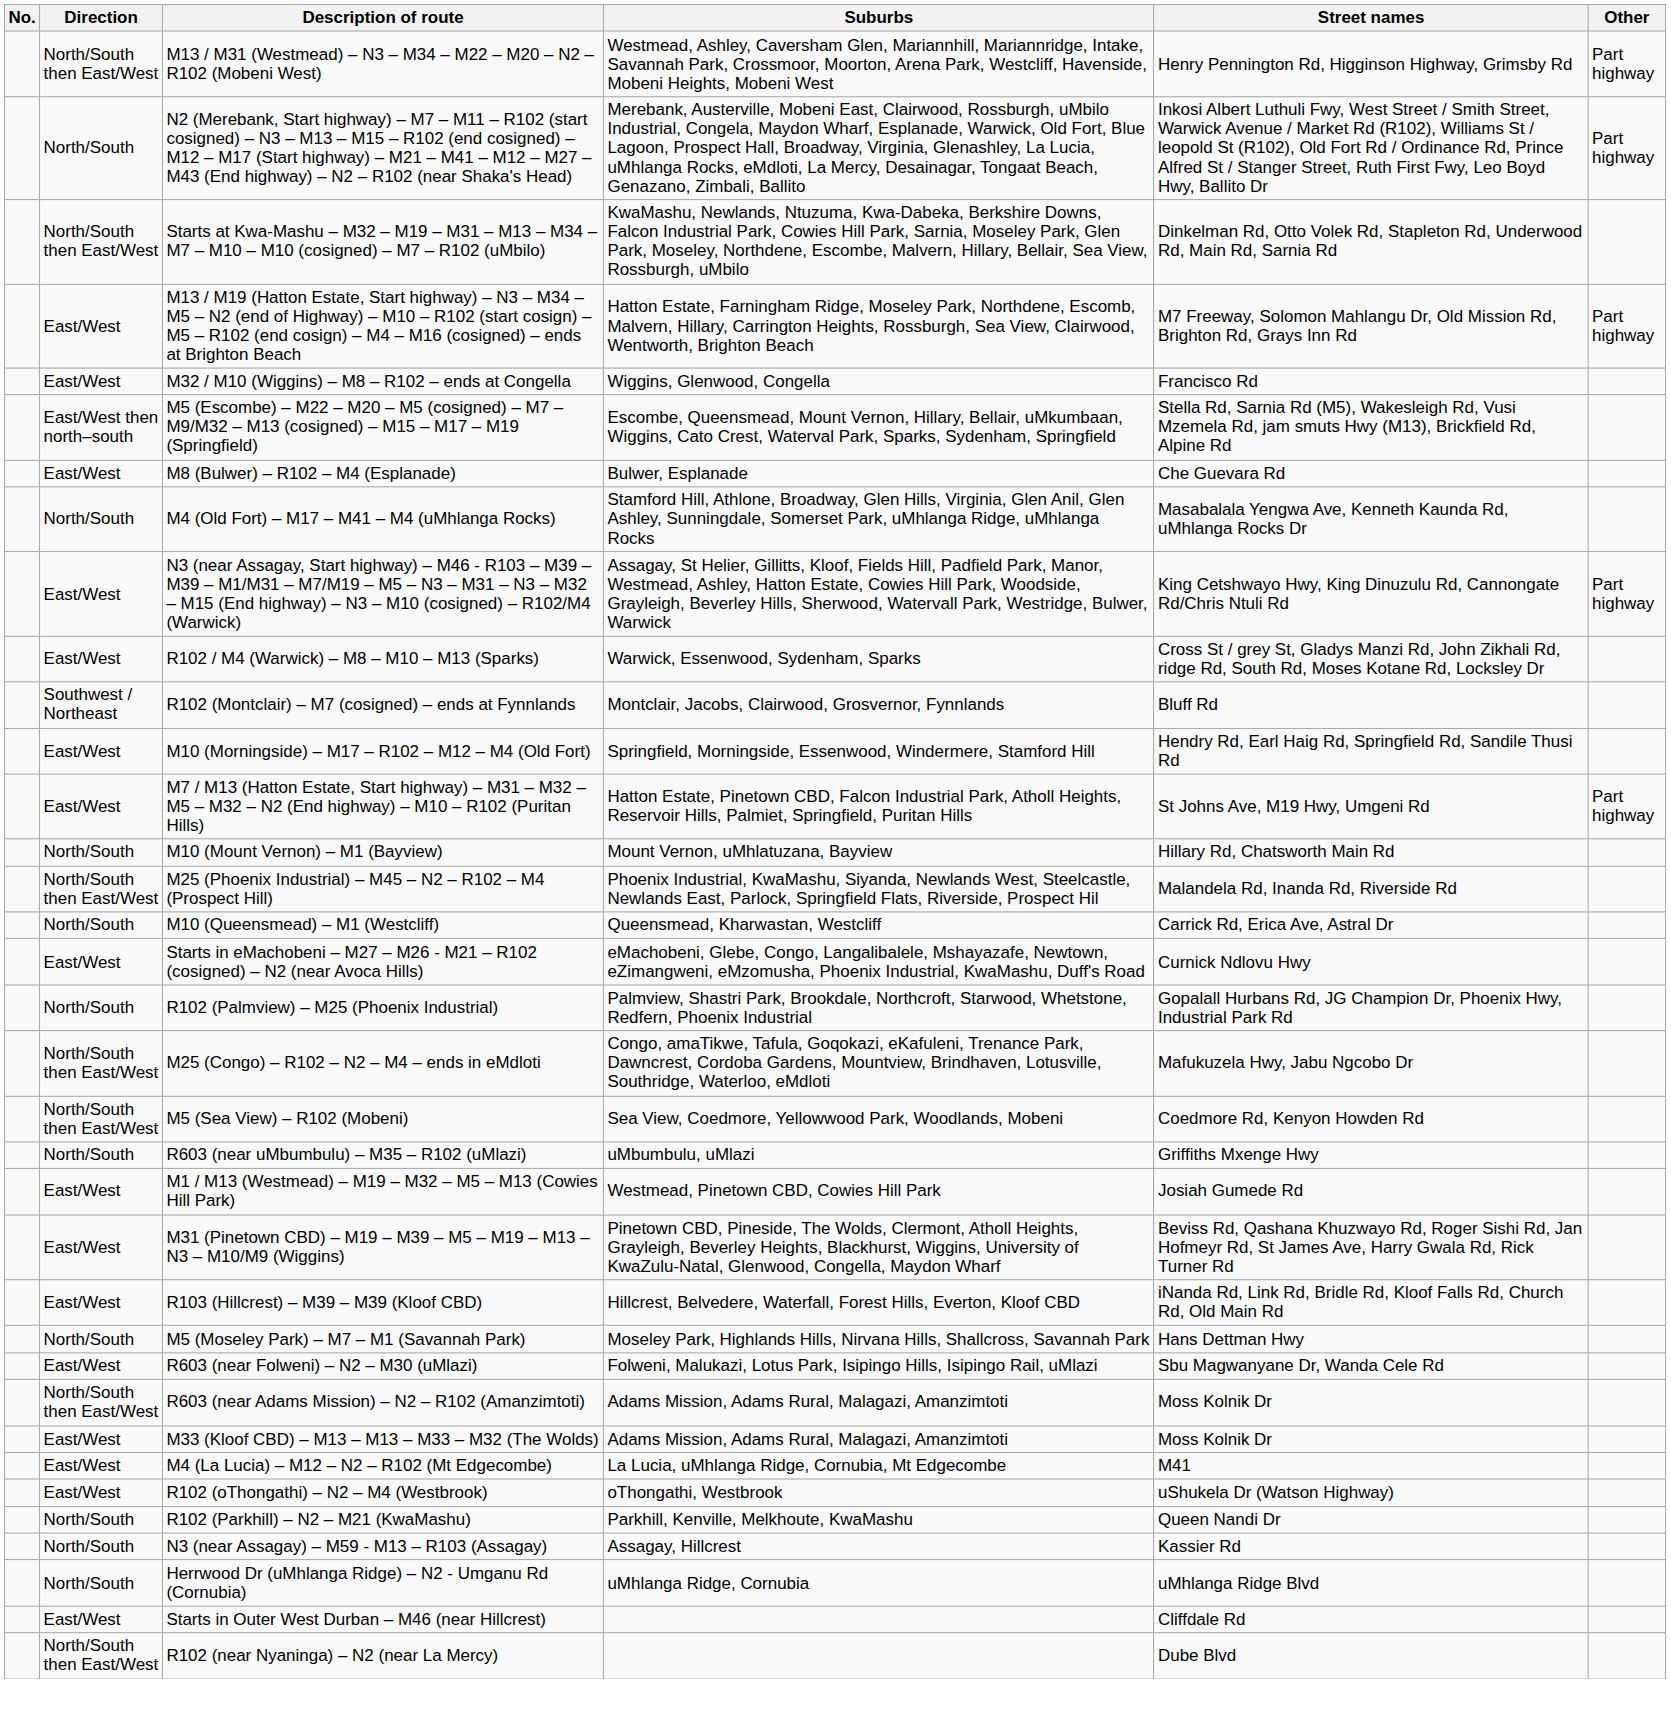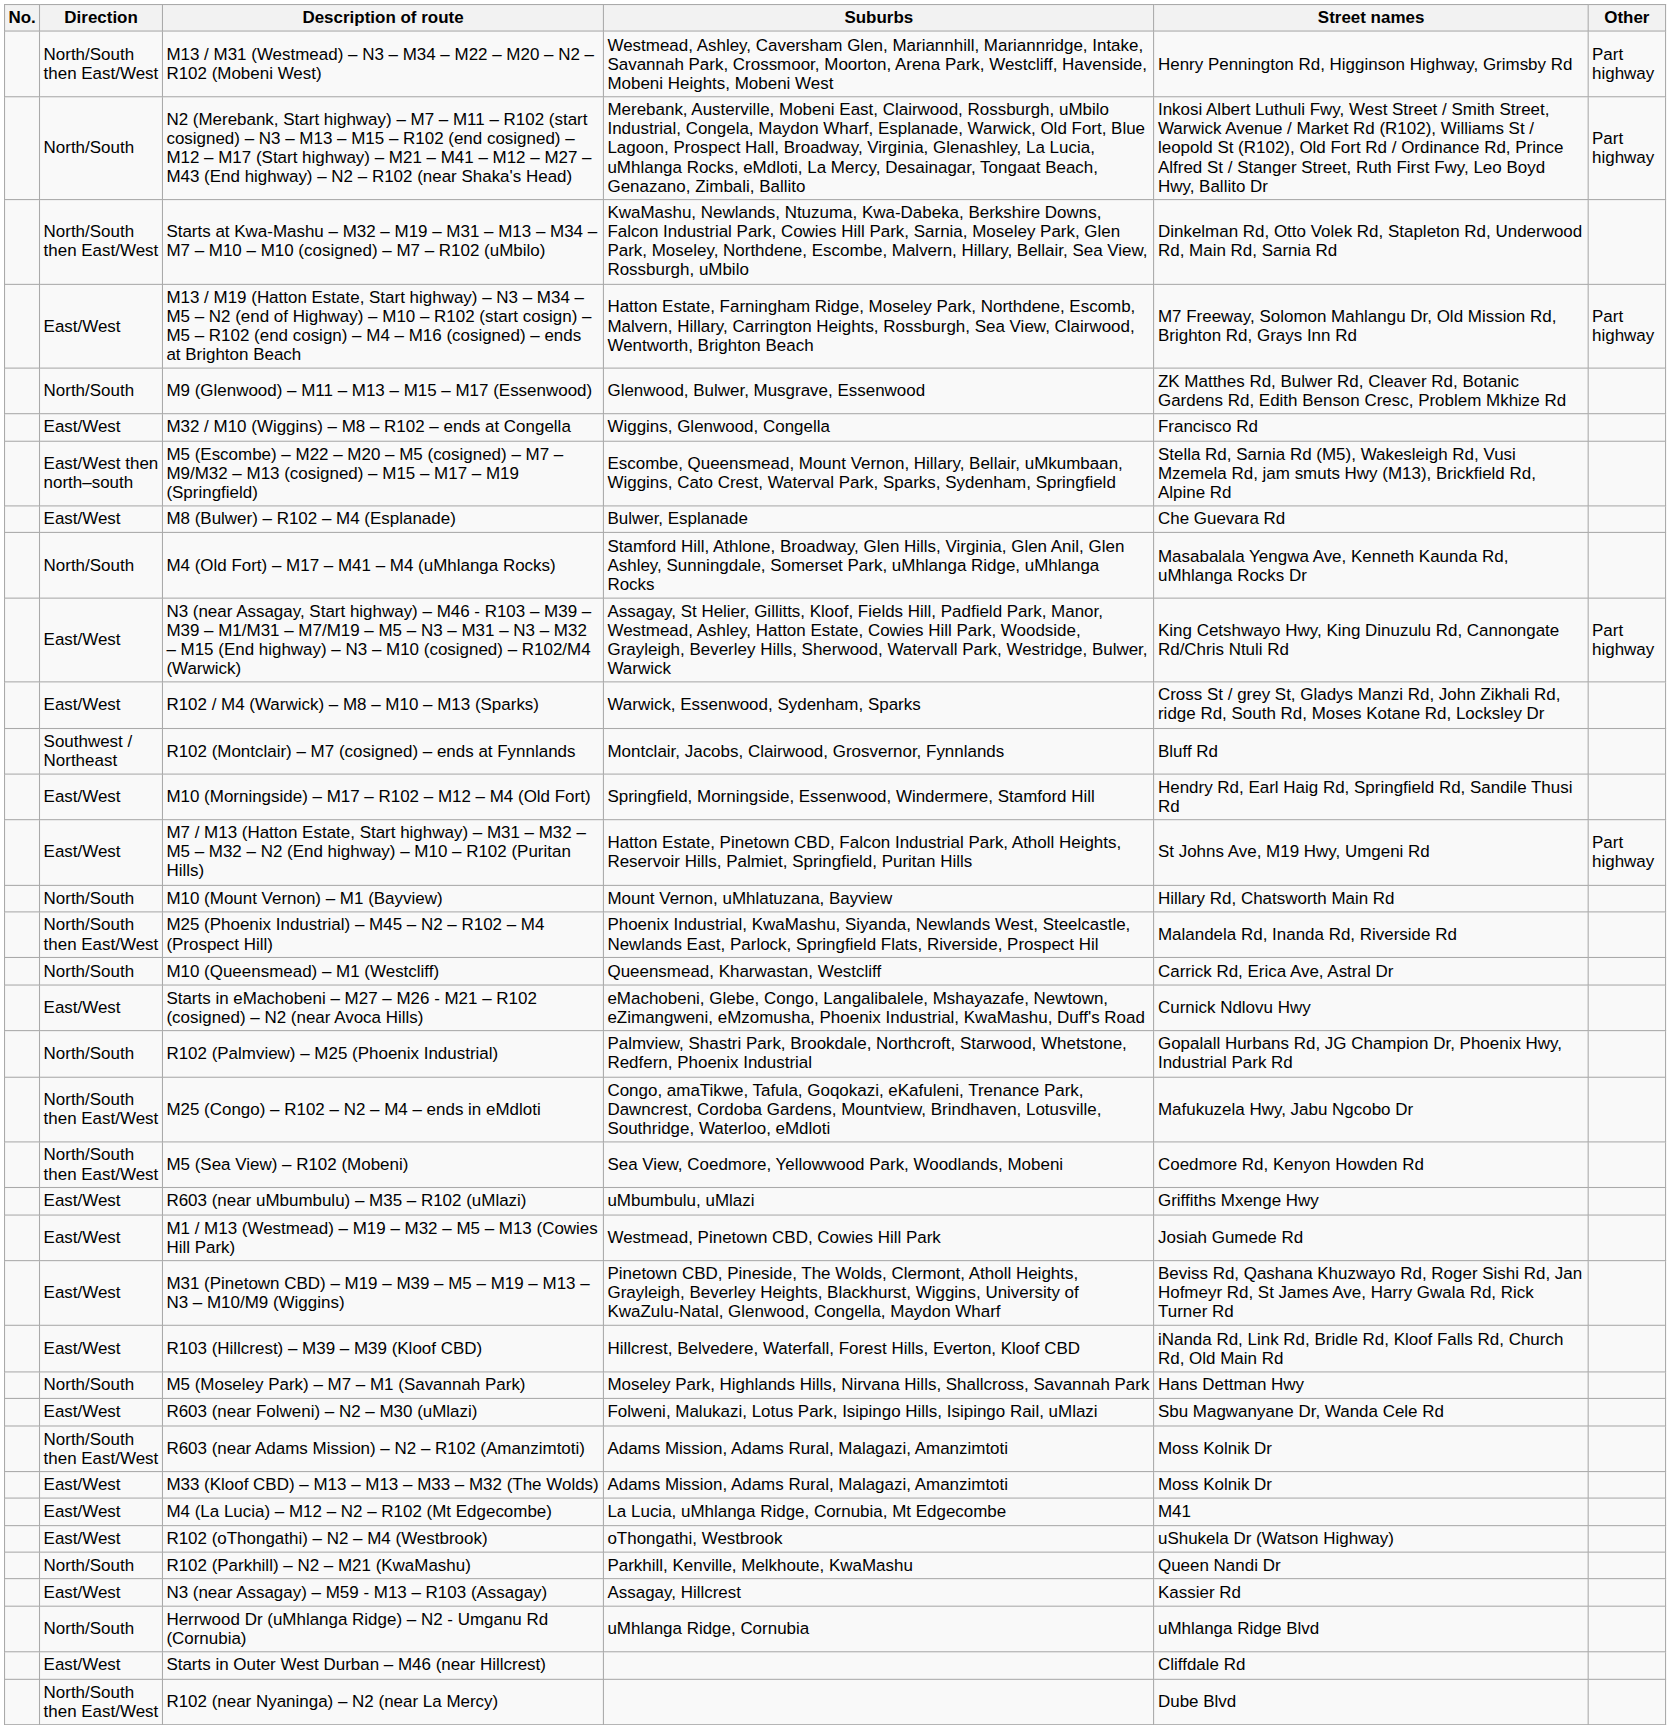+ row: (379, 390)
(89, 1155) North/South -> (82, 1201) East/West
(89, 1546) North/South -> (82, 1592) East/West
